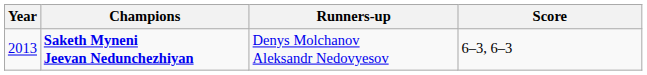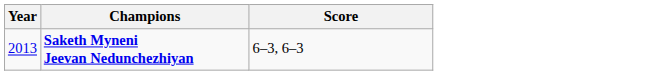- column: (354, 16)
